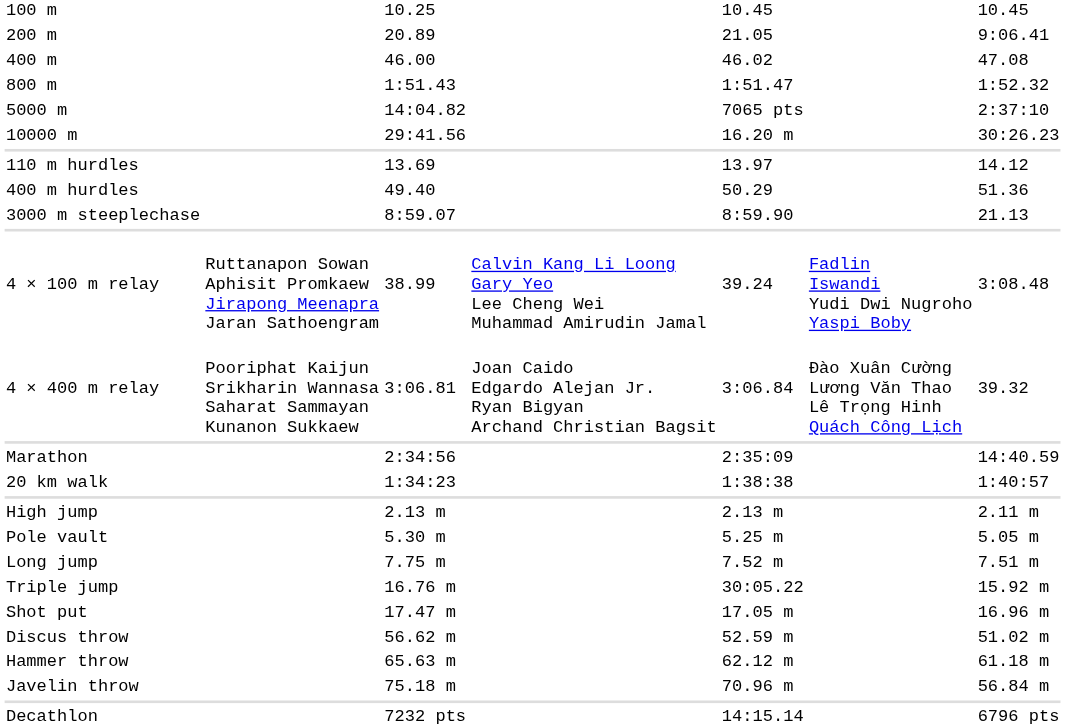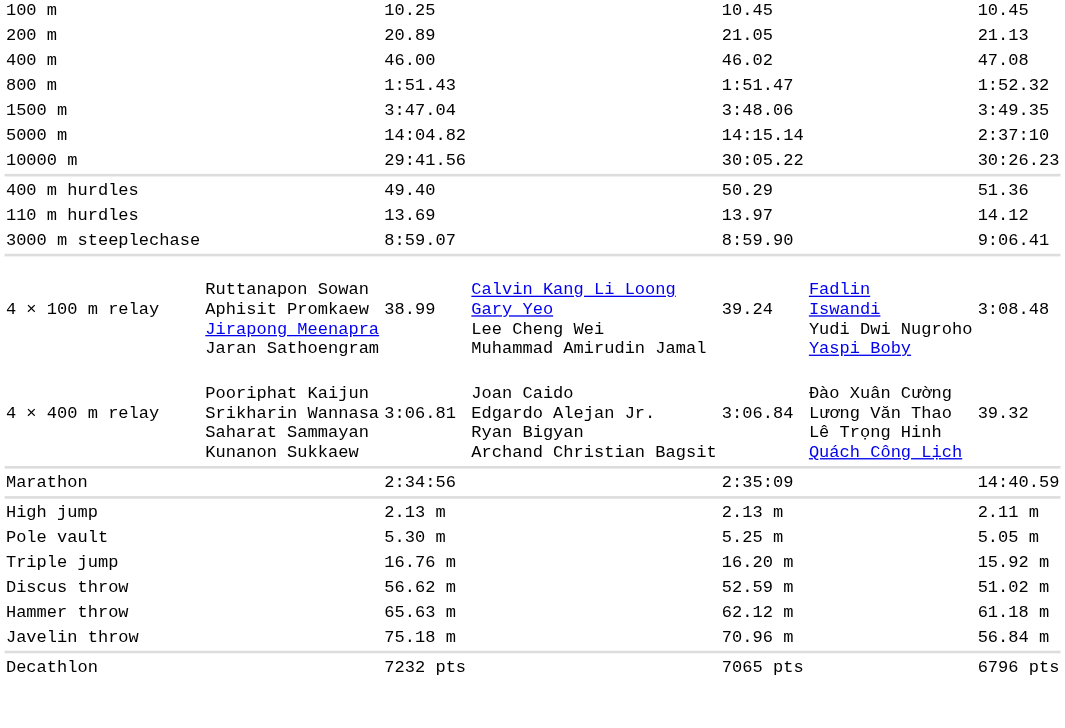(1013, 36) 9:06.41 -> (1003, 36) 21.13
+ row: (37, 110)
(763, 110) 7065 pts -> (763, 135) 14:15.14
(758, 135) 16.20 m -> (763, 160) 30:05.22
rows swapped: (72, 165) <-> (72, 190)
(1003, 215) 21.13 -> (1013, 240) 9:06.41
- row: (57, 482)
- row: (52, 562)
(763, 587) 30:05.22 -> (758, 562) 16.20 m
- row: (47, 612)
(763, 717) 14:15.14 -> (763, 667) 7065 pts
